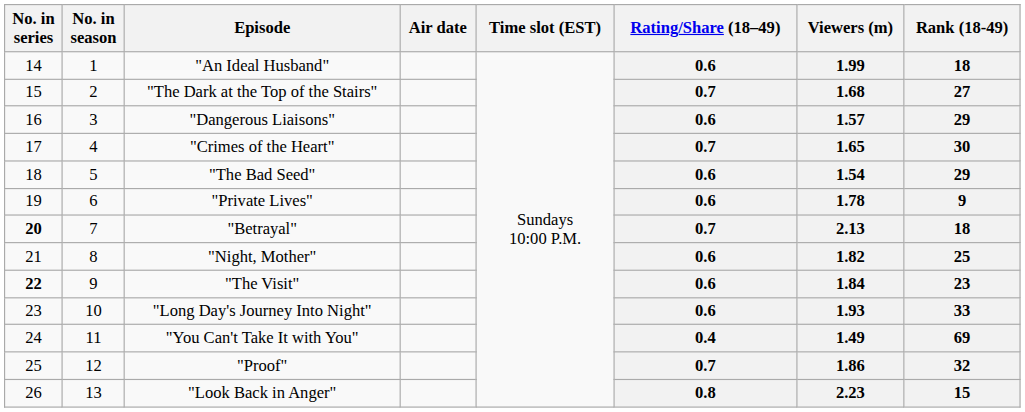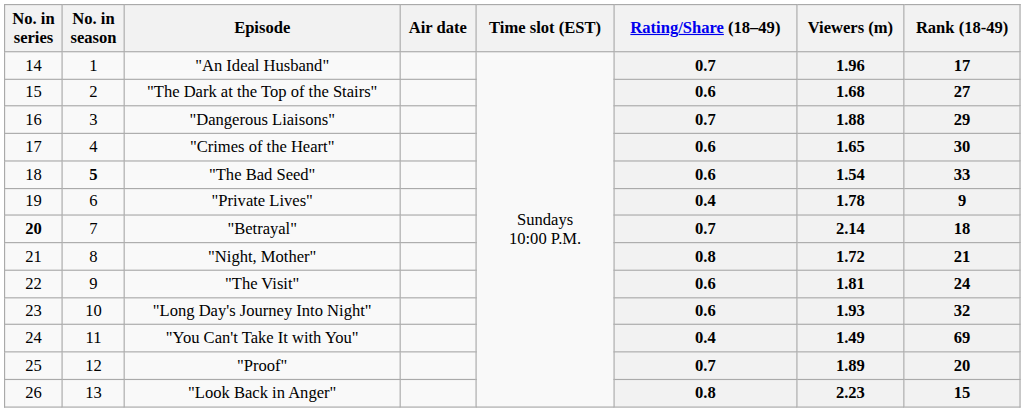(705, 65) 0.6 -> (705, 65) 0.7
(850, 65) 1.99 -> (850, 65) 1.96
(962, 65) 18 -> (962, 65) 17
(705, 92) 0.7 -> (705, 92) 0.6
(705, 120) 0.6 -> (705, 120) 0.7
(850, 120) 1.57 -> (850, 120) 1.88
(705, 147) 0.7 -> (705, 147) 0.6
(94, 174) normal -> (94, 174) bold
(962, 174) 29 -> (962, 174) 33
(705, 201) 0.6 -> (705, 201) 0.4
(850, 229) 2.13 -> (850, 229) 2.14
(705, 256) 0.6 -> (705, 256) 0.8
(850, 256) 1.82 -> (850, 256) 1.72
(962, 256) 25 -> (962, 256) 21
(34, 283) bold -> (34, 283) normal
(850, 283) 1.84 -> (850, 283) 1.81
(962, 283) 23 -> (962, 283) 24
(962, 311) 33 -> (962, 311) 32
(850, 365) 1.86 -> (850, 365) 1.89
(962, 365) 32 -> (962, 365) 20
